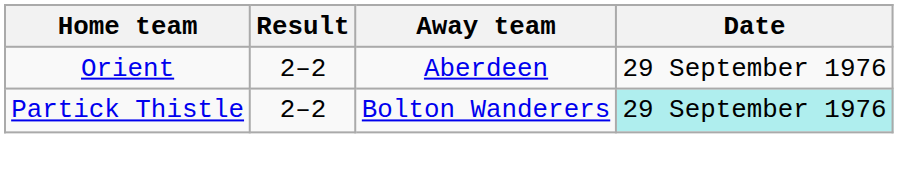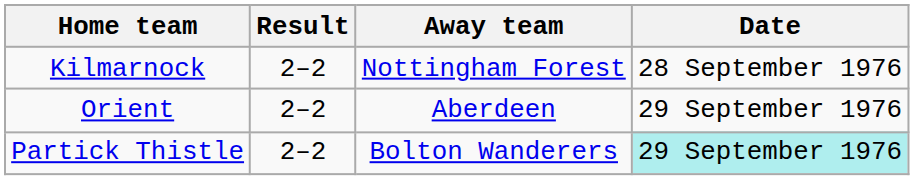+ row: (128, 68)
